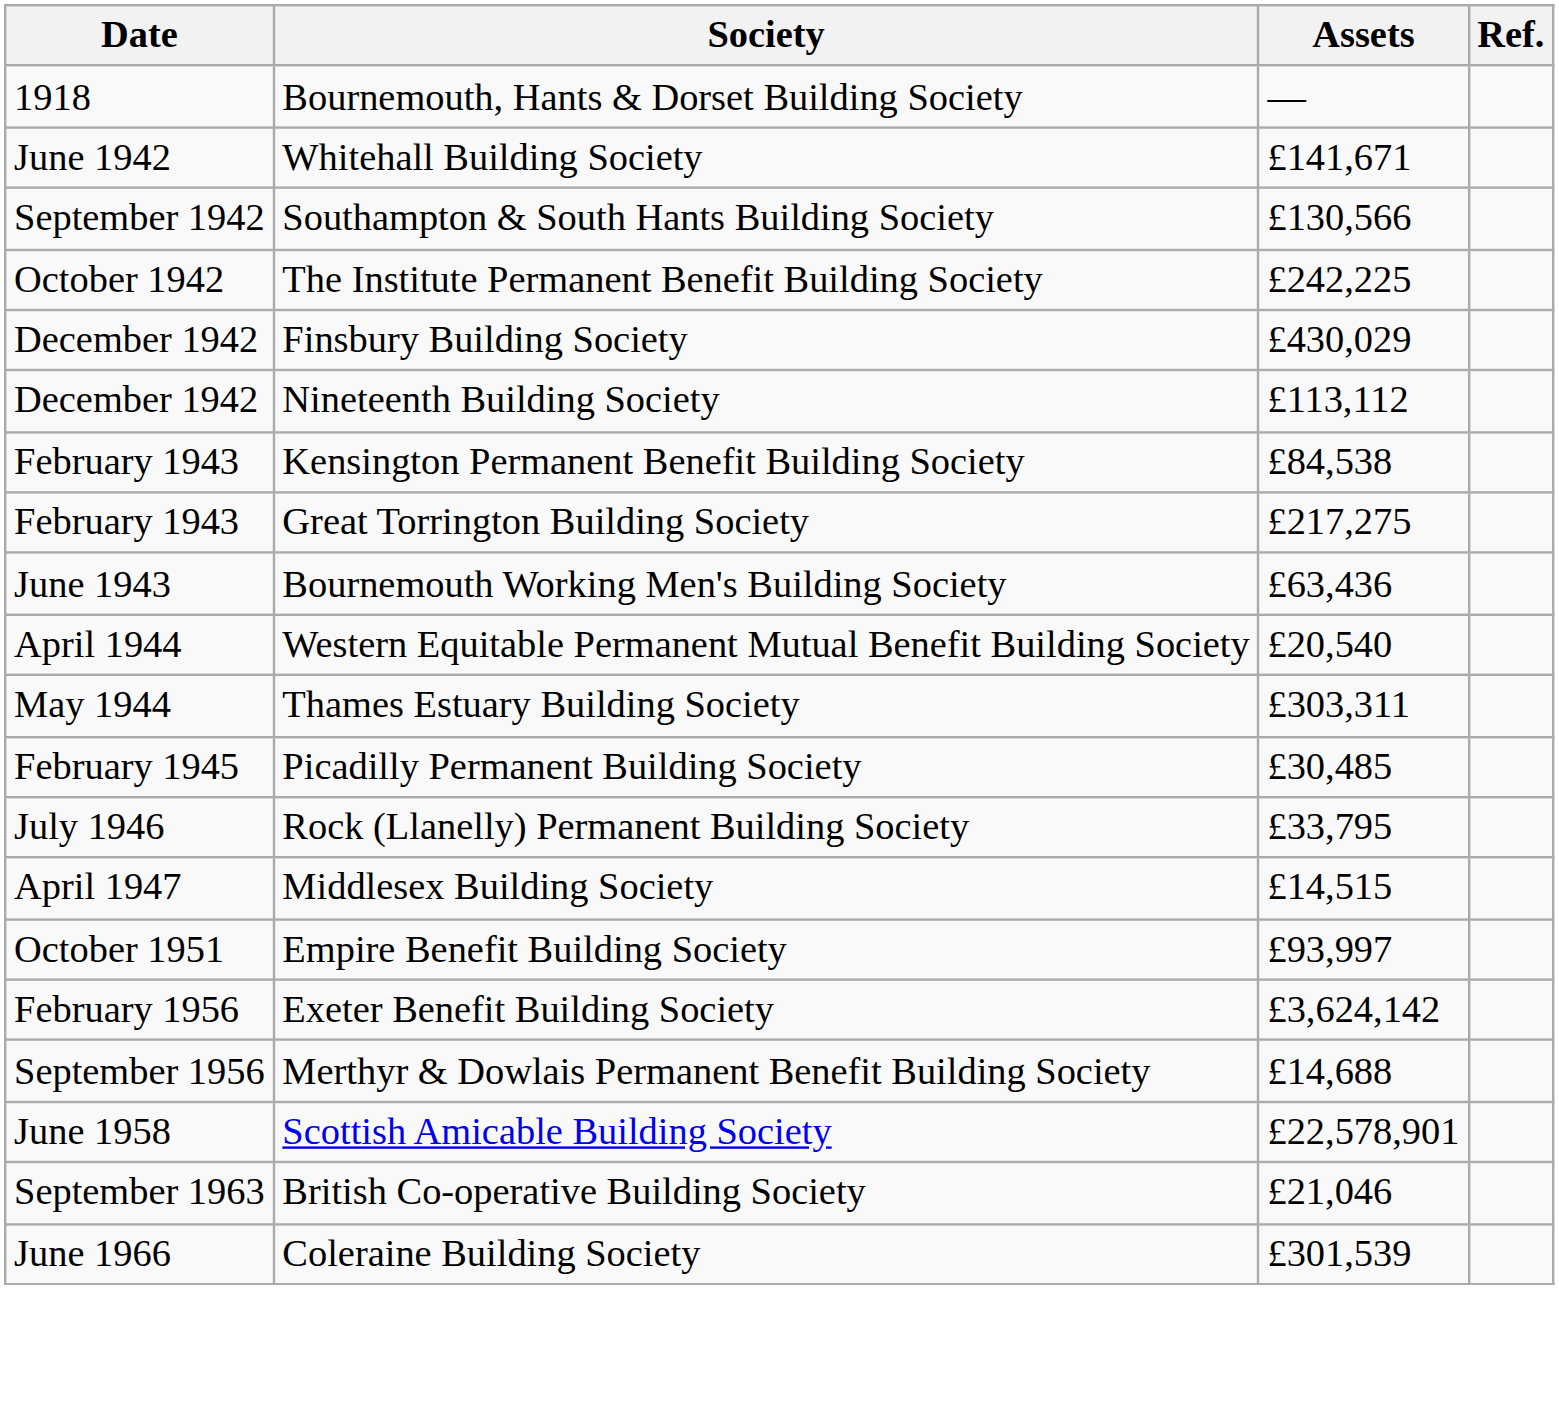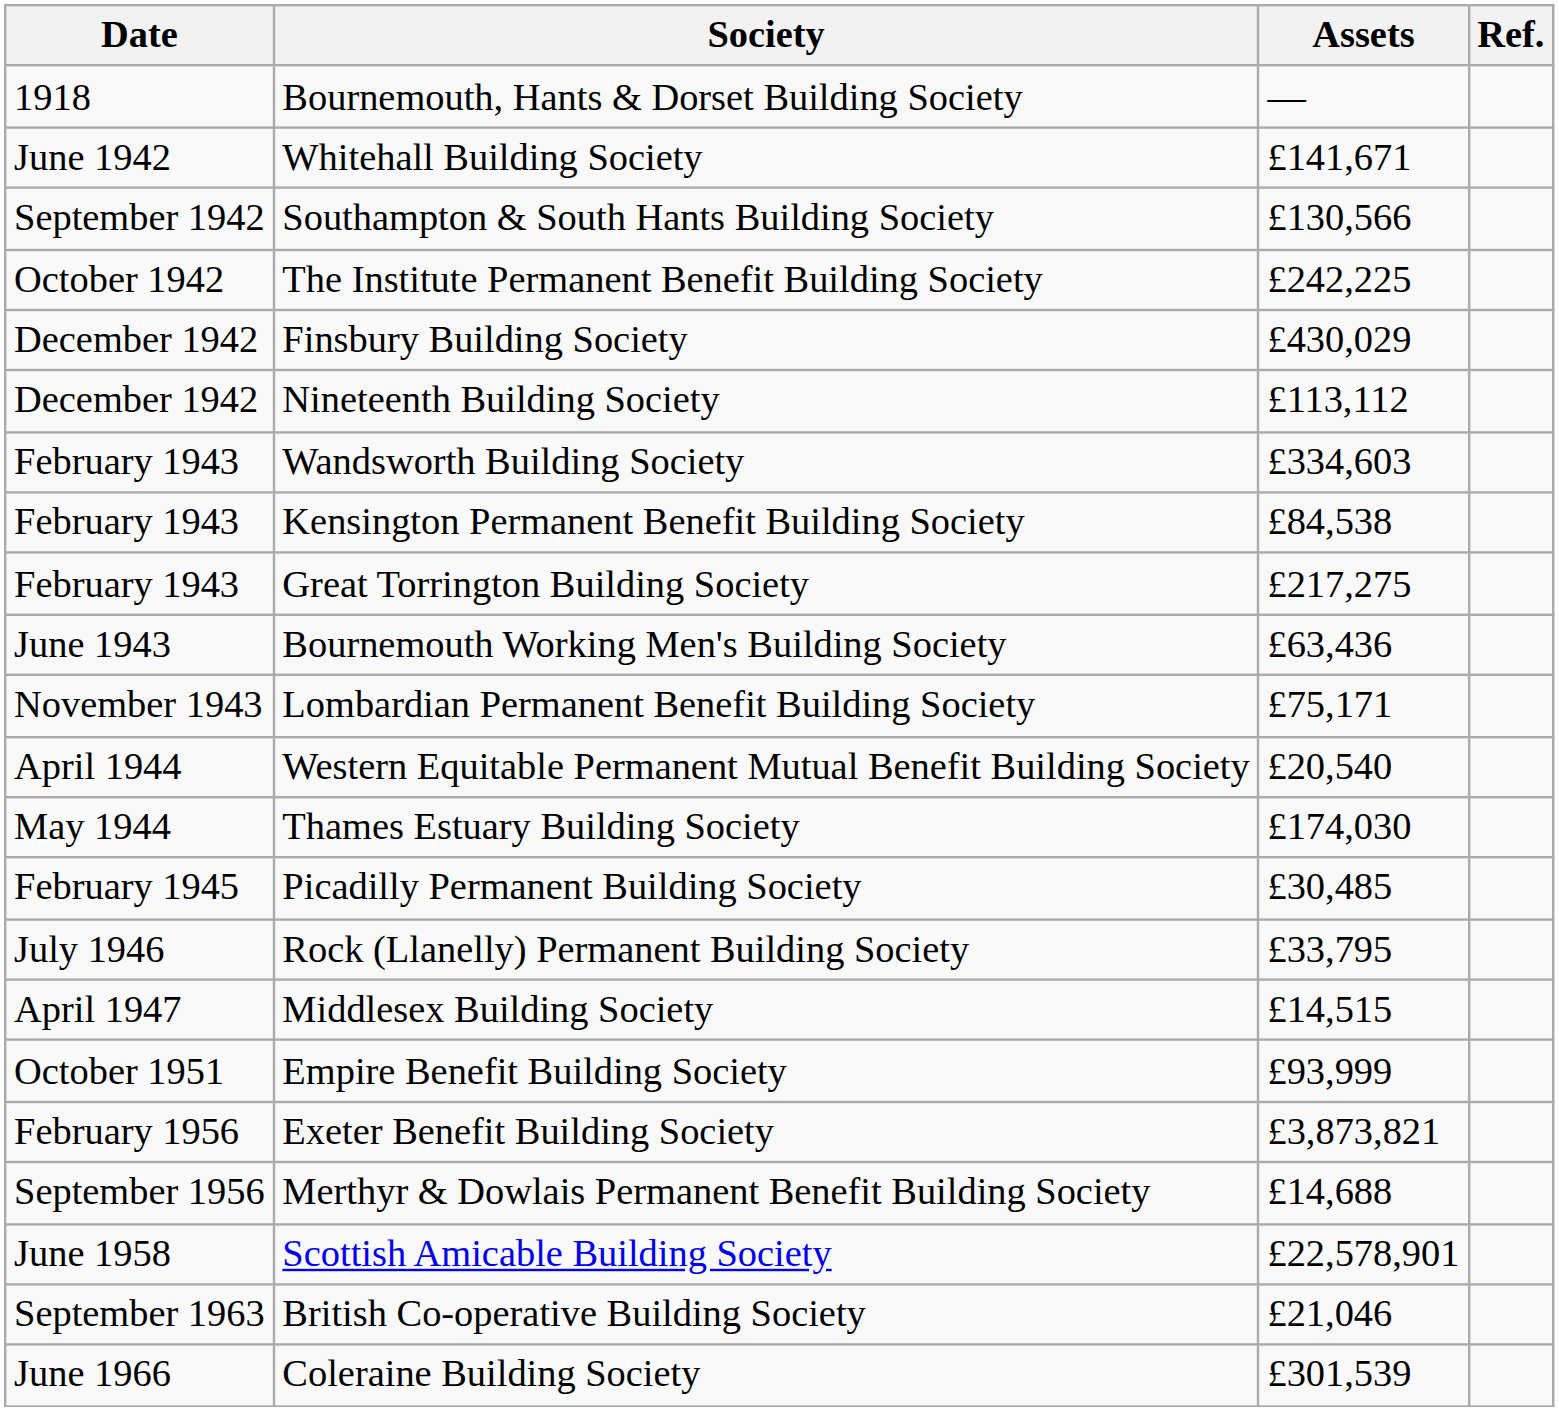+ row: (513, 461)
+ row: (659, 704)
(1339, 704) £303,311 -> (1339, 826) £174,030
(1330, 948) £93,997 -> (1330, 1070) £93,999
(1354, 1009) £3,624,142 -> (1354, 1131) £3,873,821
